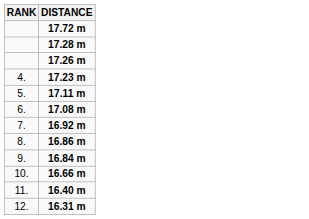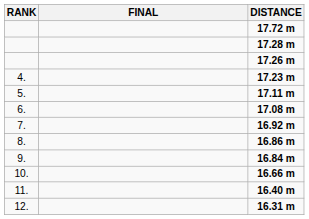+ column: (143, 13)
